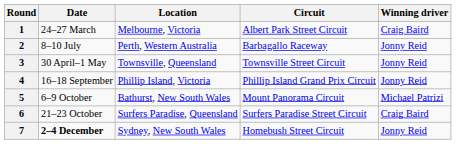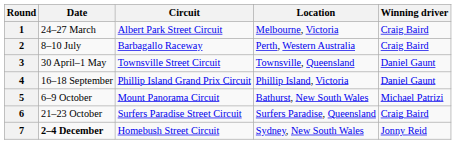columns swapped: (309, 13) <-> (178, 13)
(404, 47) Jonny Reid -> (405, 47) Craig Baird
(404, 63) Jonny Reid -> (408, 63) Daniel Gaunt
(404, 80) Jonny Reid -> (408, 80) Daniel Gaunt
